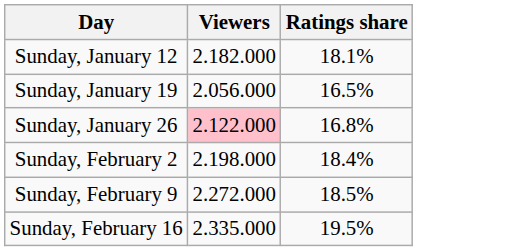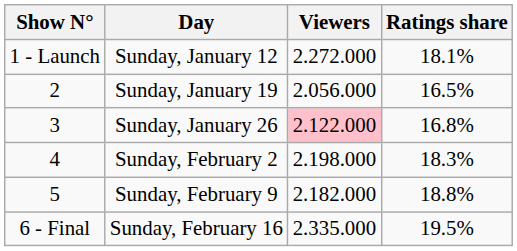+ column: (55, 22)
(234, 56) 2.182.000 -> (334, 56) 2.272.000
(347, 159) 18.4% -> (447, 159) 18.3%
(234, 194) 2.272.000 -> (334, 194) 2.182.000
(347, 194) 18.5% -> (447, 194) 18.8%
